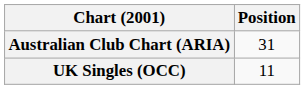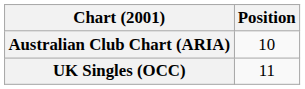(267, 44) 31 -> (267, 44) 10
